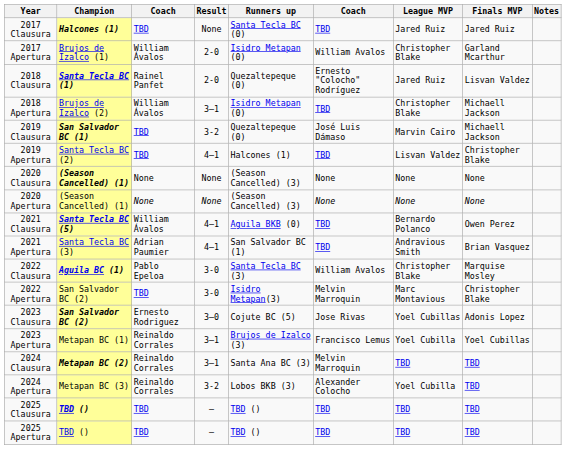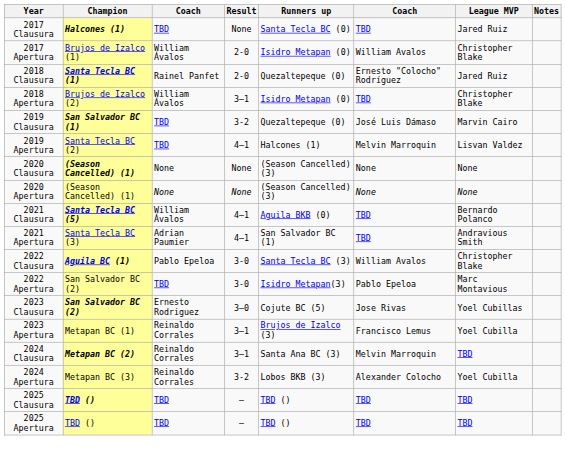- column: (497, 11)
(323, 155) TBD -> (396, 145) Melvin Marroquin
(338, 294) Melvin Marroquin -> (386, 284) Pablo Epeloa
